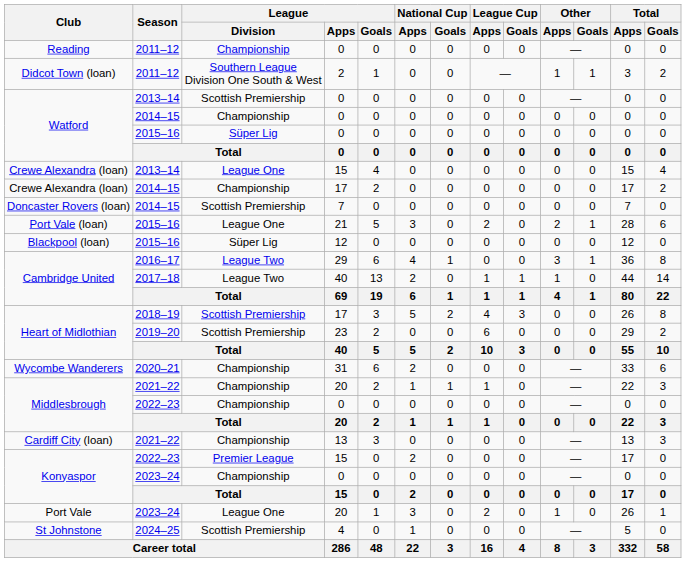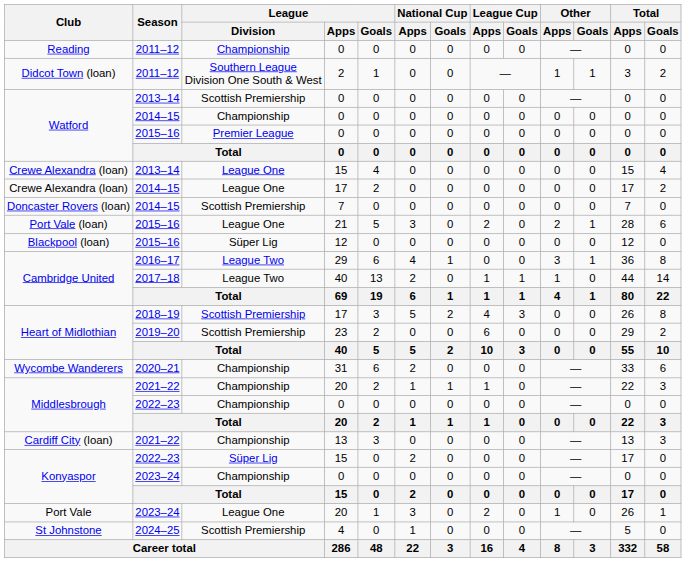(253, 134) Süper Lig -> (253, 134) Premier League
(253, 188) Championship -> (253, 188) League One
(253, 458) Premier League -> (253, 458) Süper Lig
